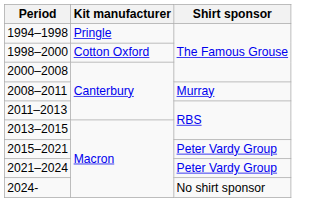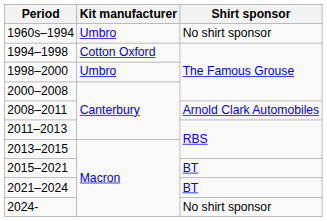+ row: (41, 33)
(93, 33) Pringle -> (118, 52) Cotton Oxford
(112, 52) Cotton Oxford -> (98, 71) Umbro
(195, 91) Murray -> (251, 110) Arnold Clark Automobiles
(227, 149) Peter Vardy Group -> (190, 168) BT
(227, 168) Peter Vardy Group -> (190, 187) BT
